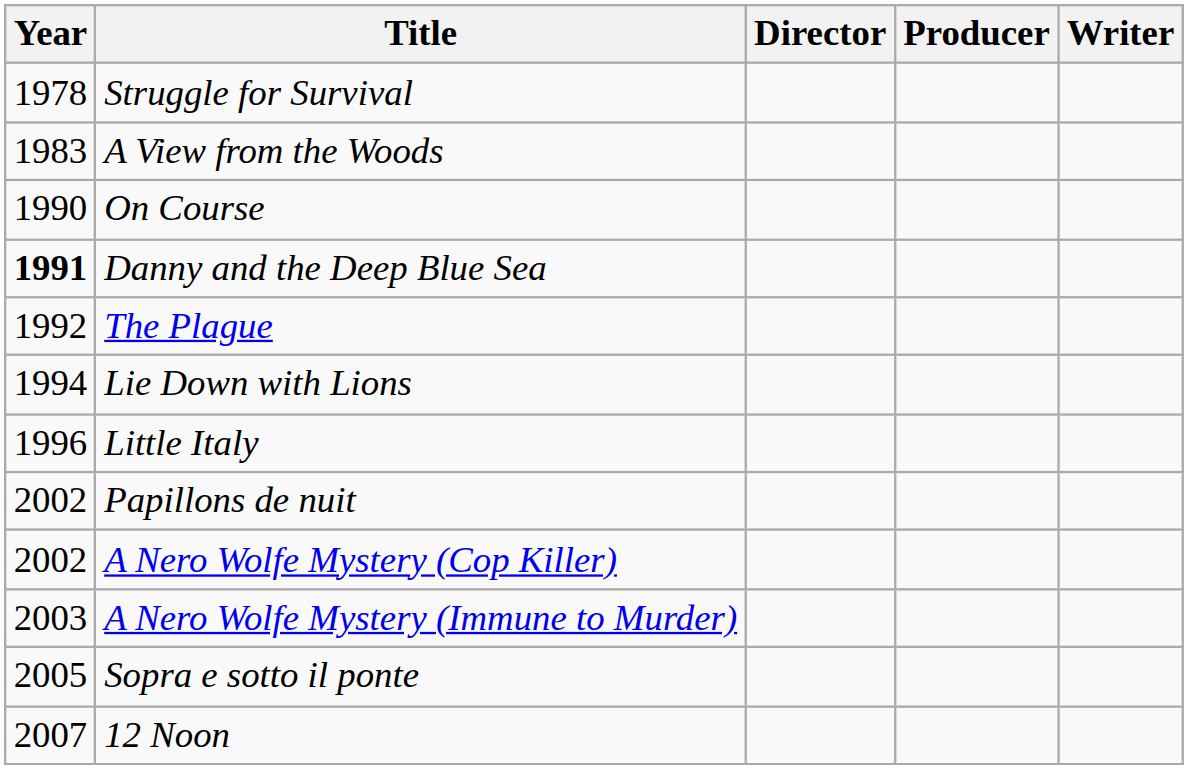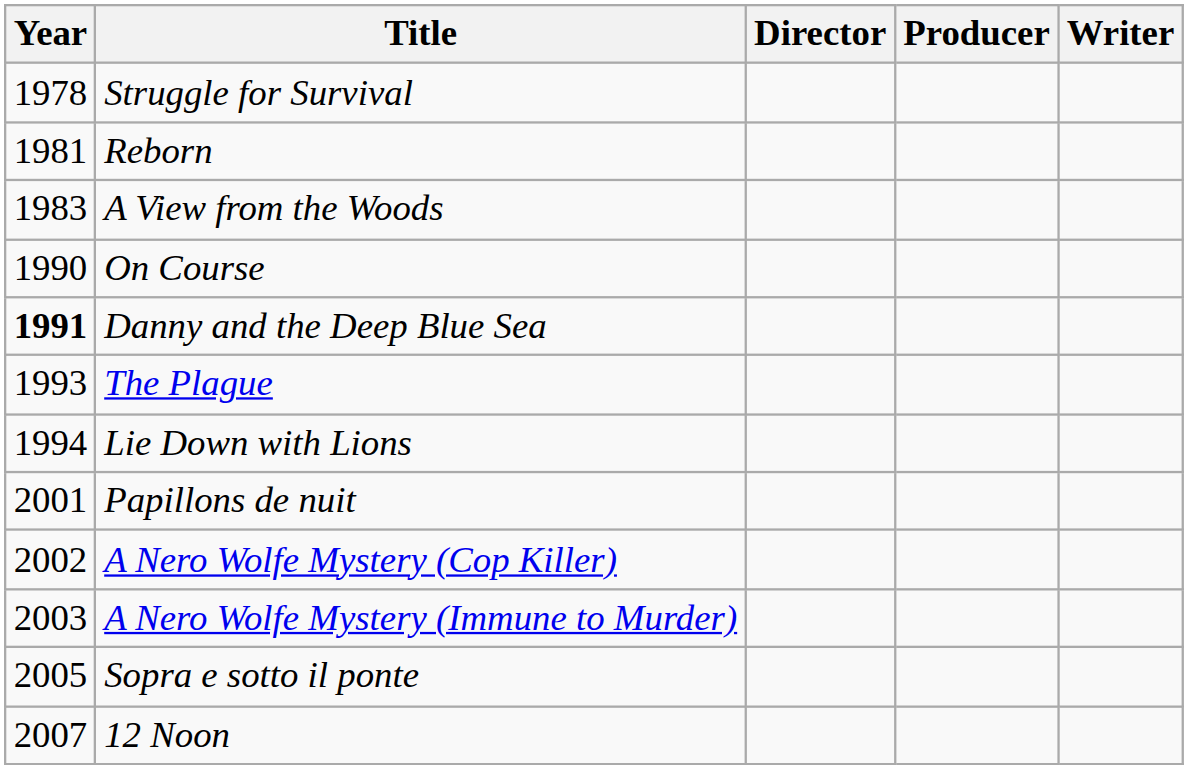+ row: (158, 150)
(50, 325) 1992 -> (50, 383) 1993
- row: (181, 442)
(50, 500) 2002 -> (50, 500) 2001
